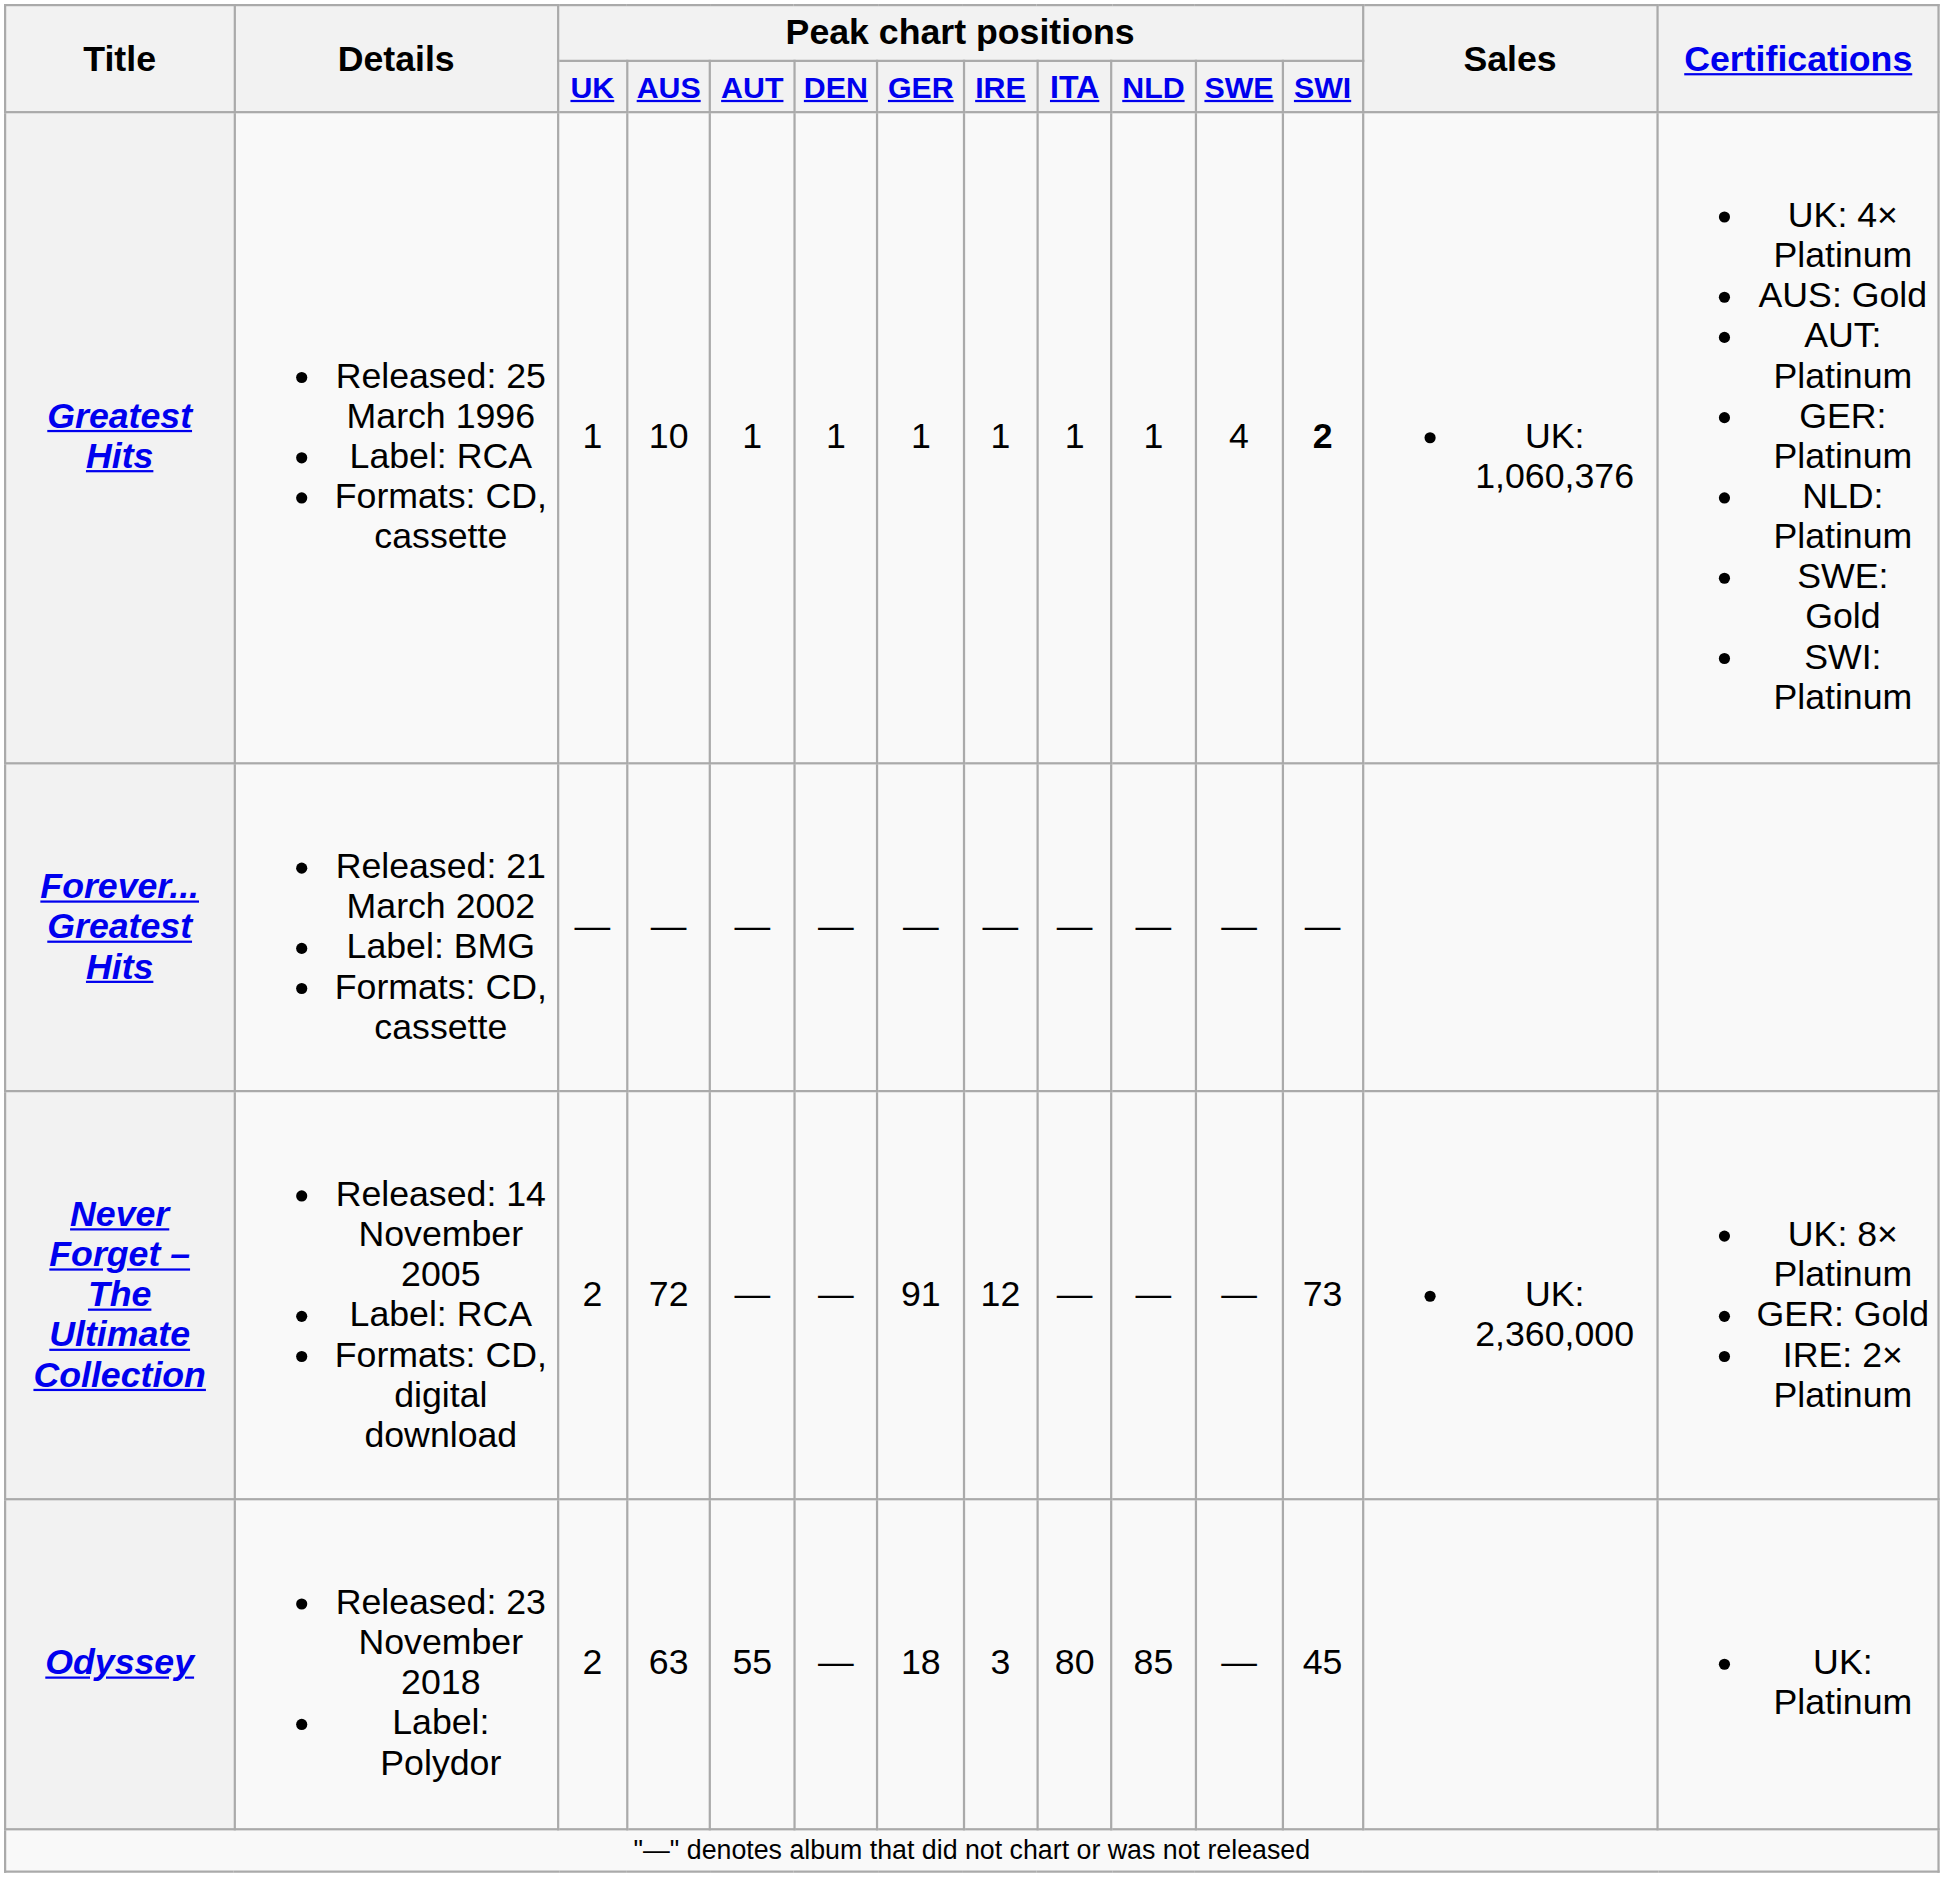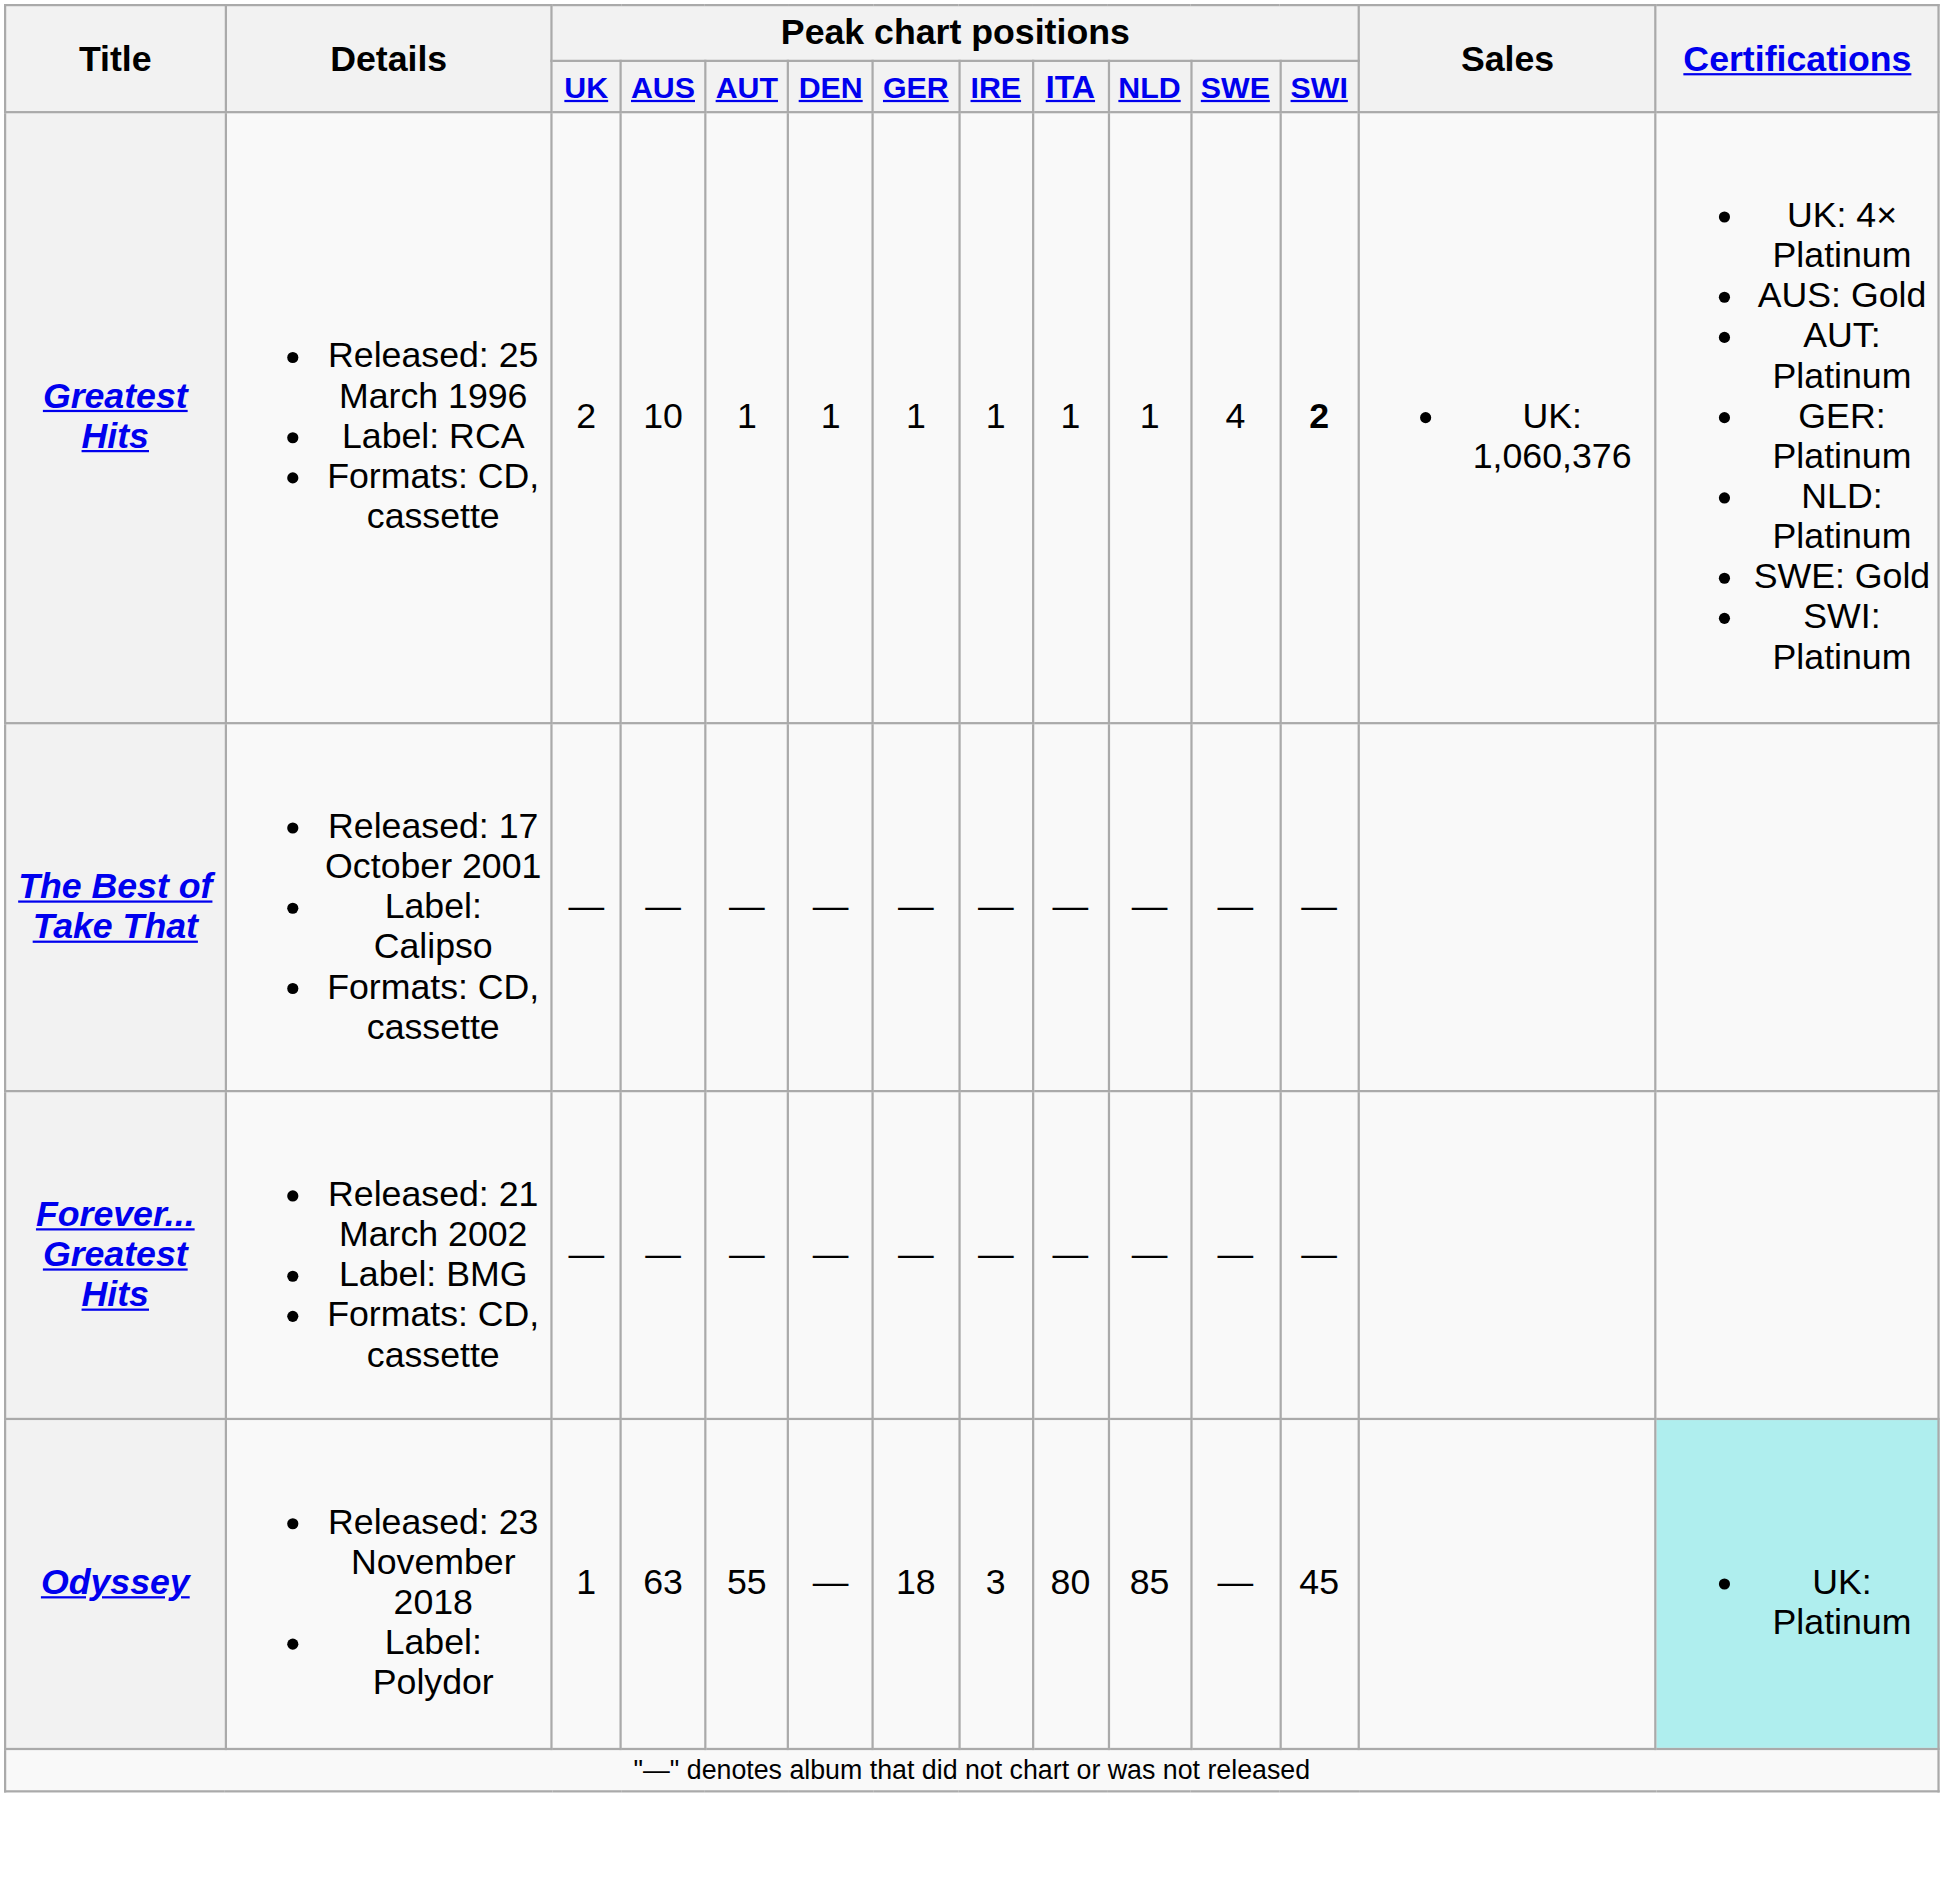(592, 436) 1 -> (586, 416) 2
+ row: (115, 905)
- row: (120, 1294)
(592, 1663) 2 -> (586, 1583) 1
(1798, 1684) no background -> (1797, 1604) paleturquoise background
